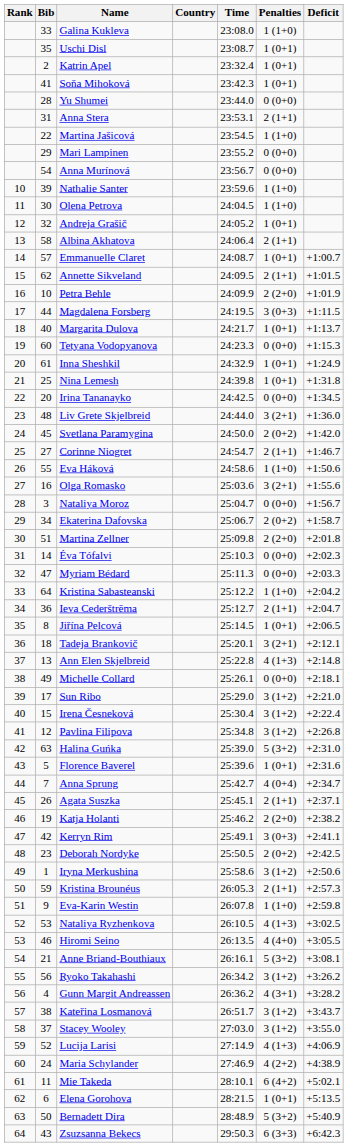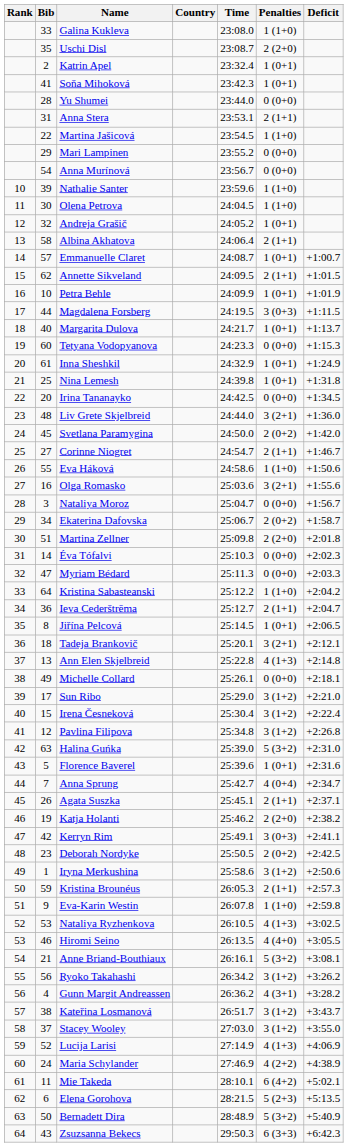(280, 48) 1 (0+1) -> (280, 48) 2 (2+0)
(280, 293) 2 (2+0) -> (280, 293) 1 (0+1)
(280, 1098) 1 (0+1) -> (280, 1098) 5 (2+3)
